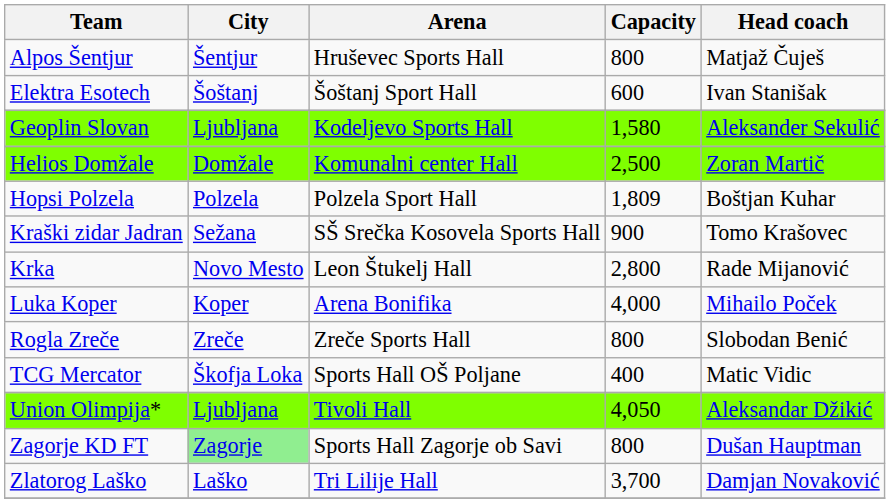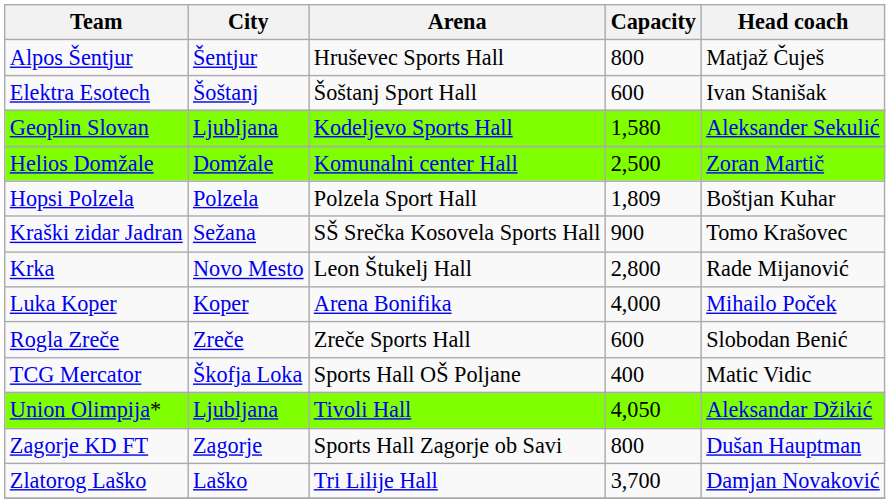(627, 339) 800 -> (627, 339) 600
(228, 445) lightgreen background -> (228, 445) no background
